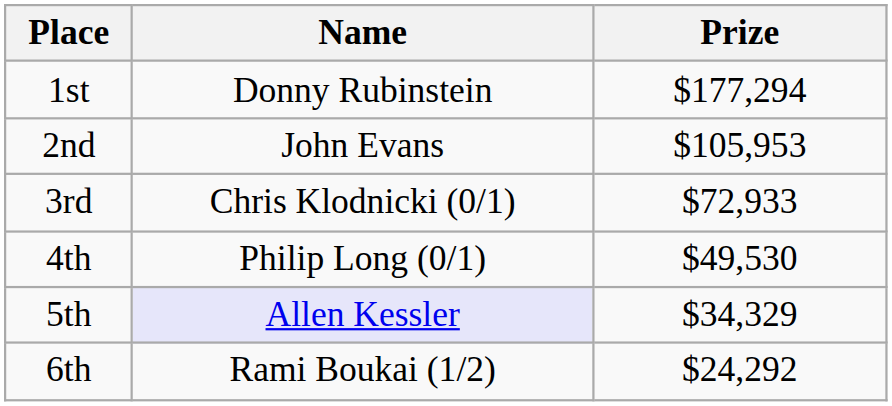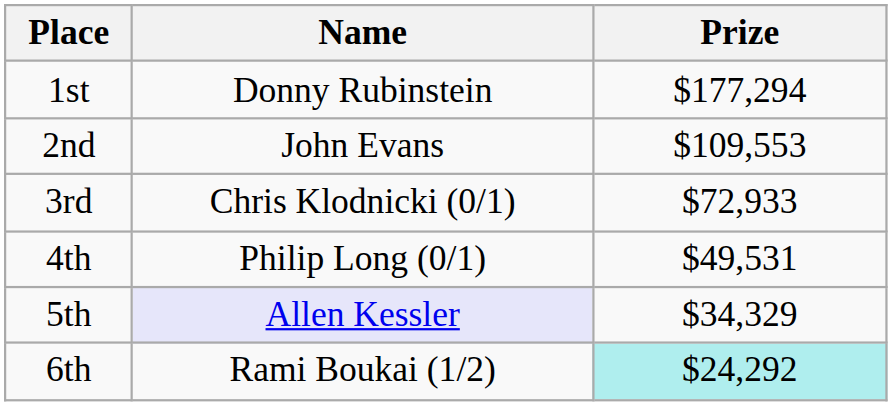(740, 145) $105,953 -> (740, 145) $109,553
(740, 257) $49,530 -> (740, 257) $49,531
(740, 370) no background -> (740, 370) paleturquoise background
